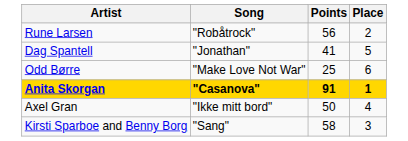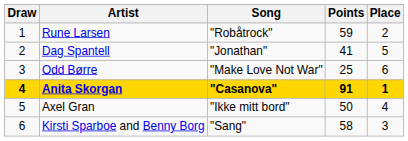+ column: (22, 13)
(329, 32) 56 -> (346, 32) 59
